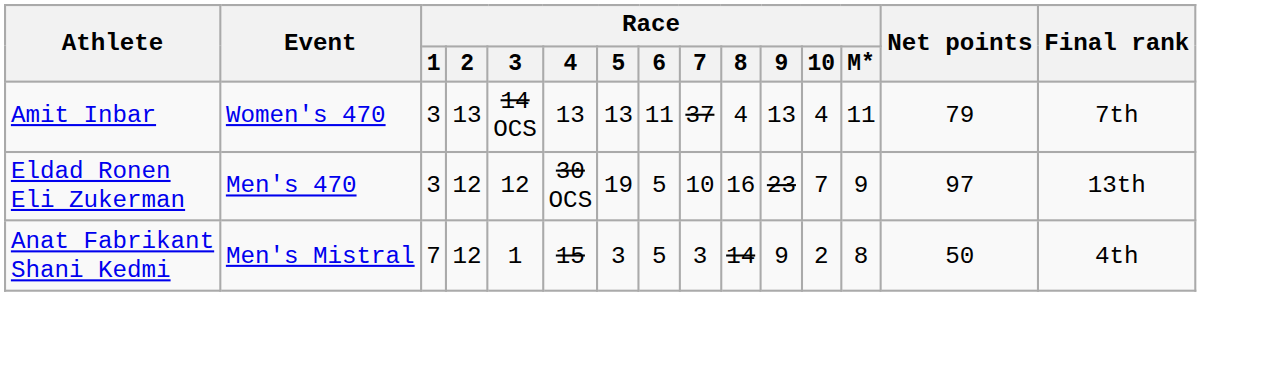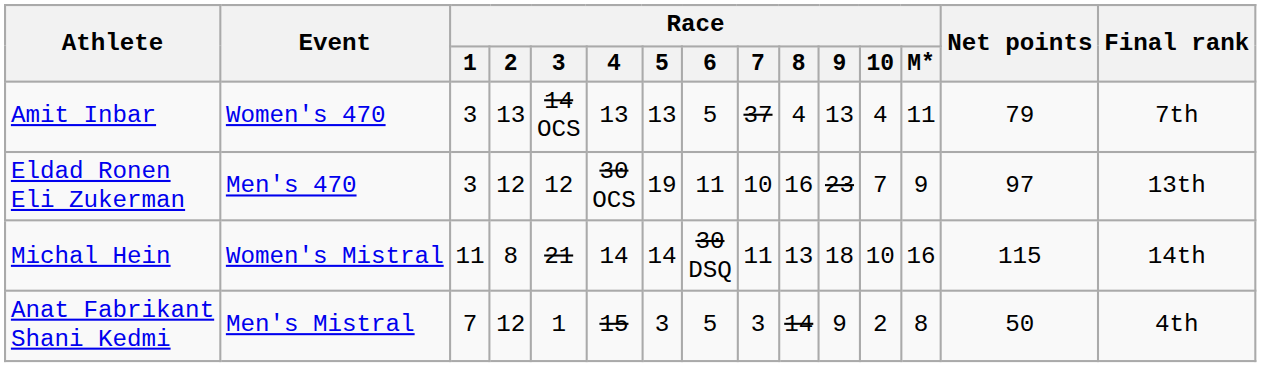(659, 116) 11 -> (710, 116) 5
(659, 186) 5 -> (710, 186) 11
+ row: (91, 256)
